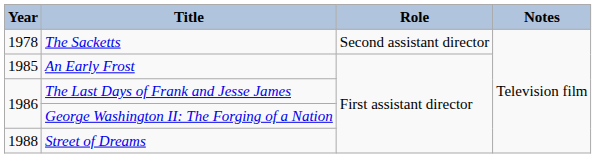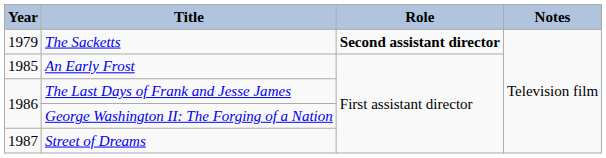(23, 41) 1978 -> (23, 41) 1979
(415, 41) normal -> (420, 41) bold
(23, 141) 1988 -> (23, 141) 1987
